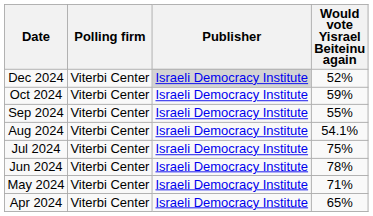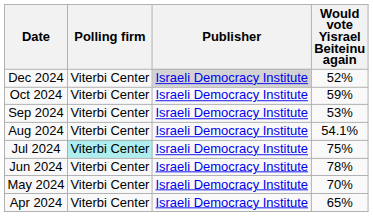(340, 113) 55% -> (340, 113) 53%
(110, 149) no background -> (110, 149) paleturquoise background
(340, 185) 71% -> (340, 185) 70%
